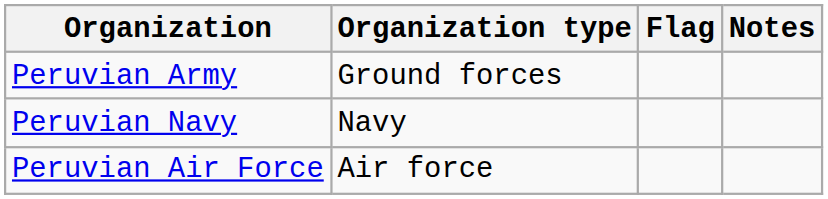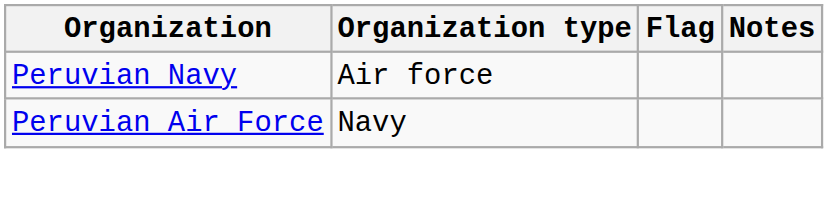- row: (125, 76)
(372, 123) Navy -> (415, 76) Air force
(415, 170) Air force -> (372, 123) Navy
